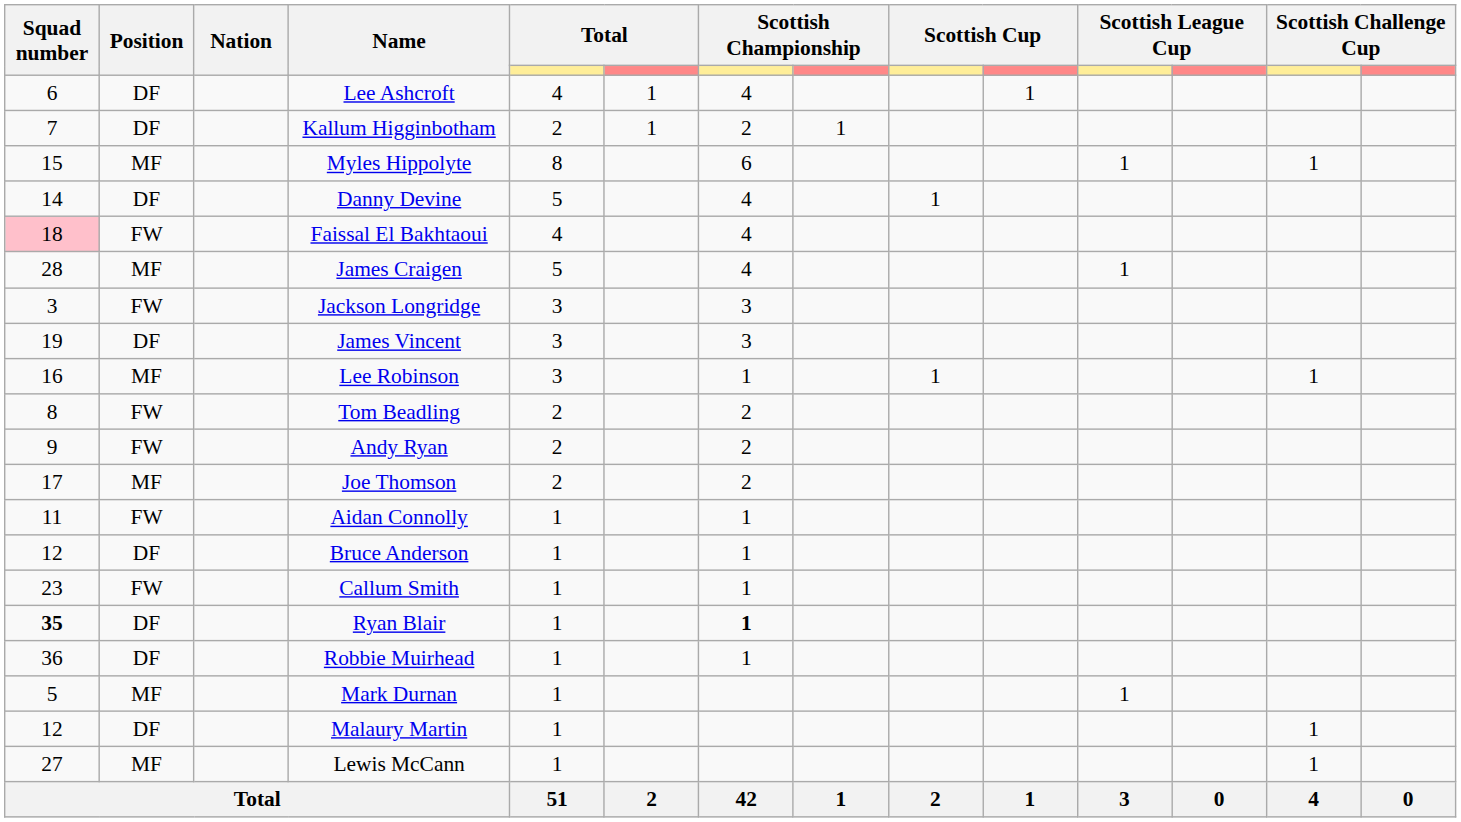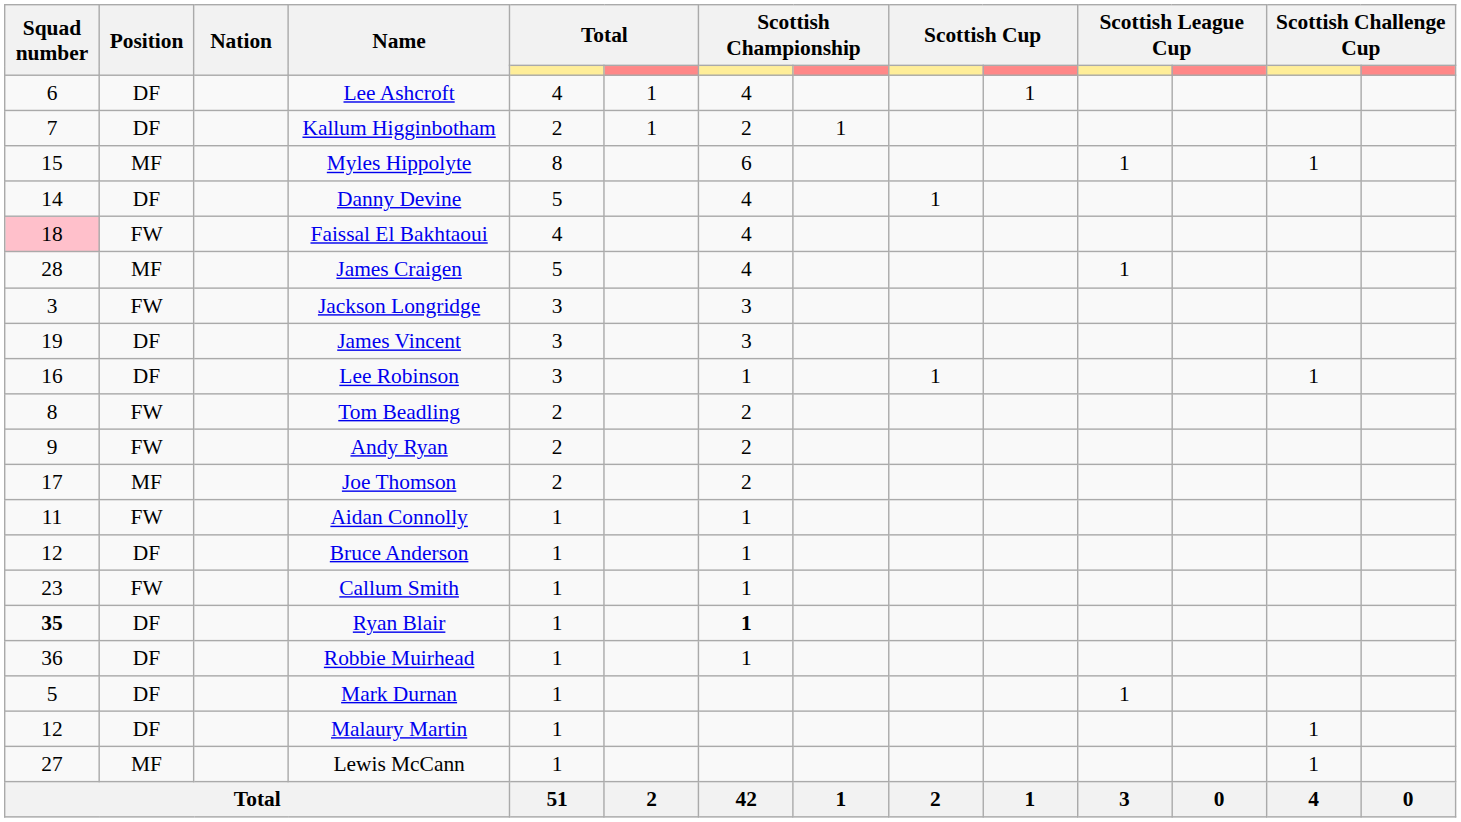(147, 375) MF -> (147, 375) DF
(147, 693) MF -> (147, 693) DF
